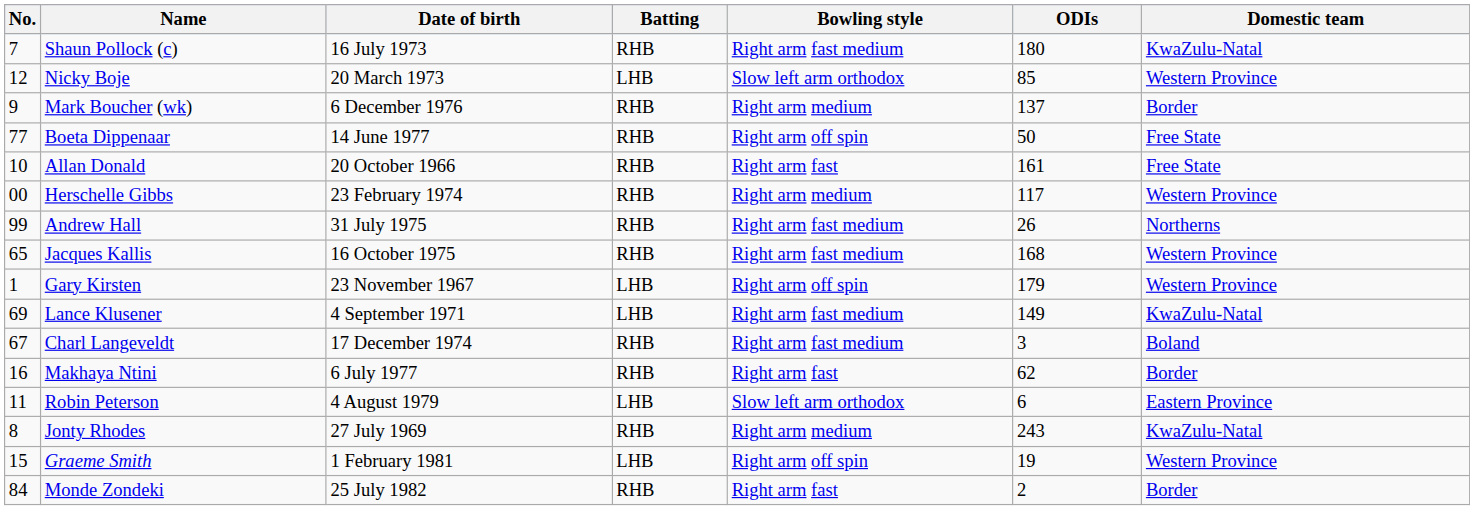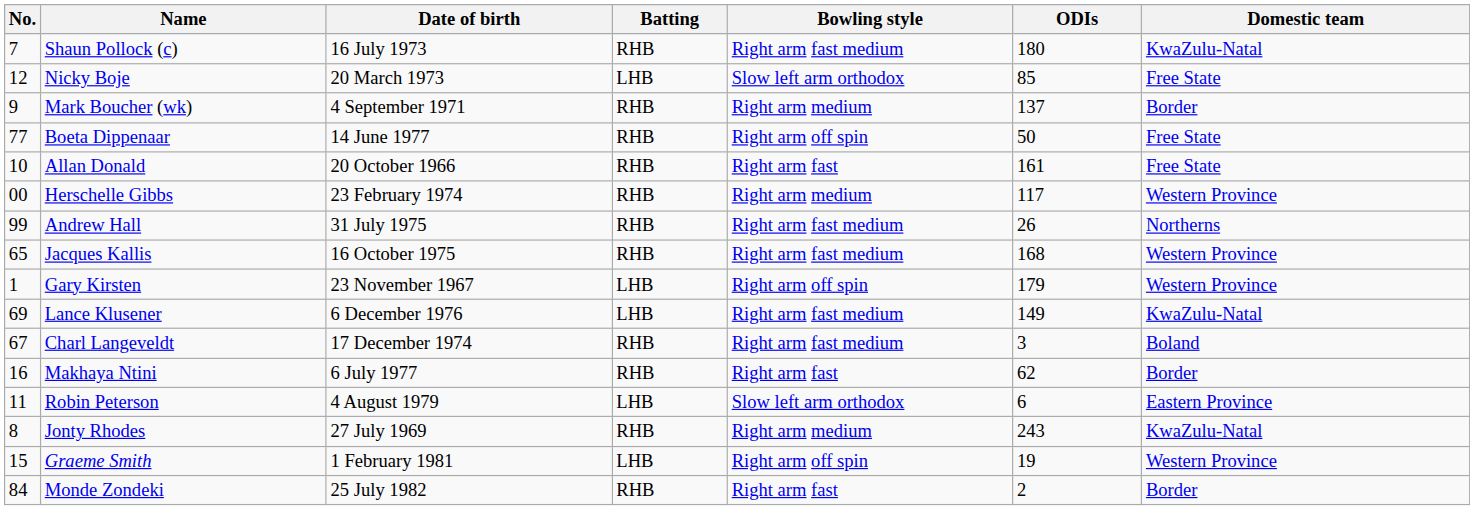(1211, 78) Western Province -> (1183, 78) Free State
(397, 107) 6 December 1976 -> (398, 107) 4 September 1971
(398, 313) 4 September 1971 -> (397, 313) 6 December 1976
